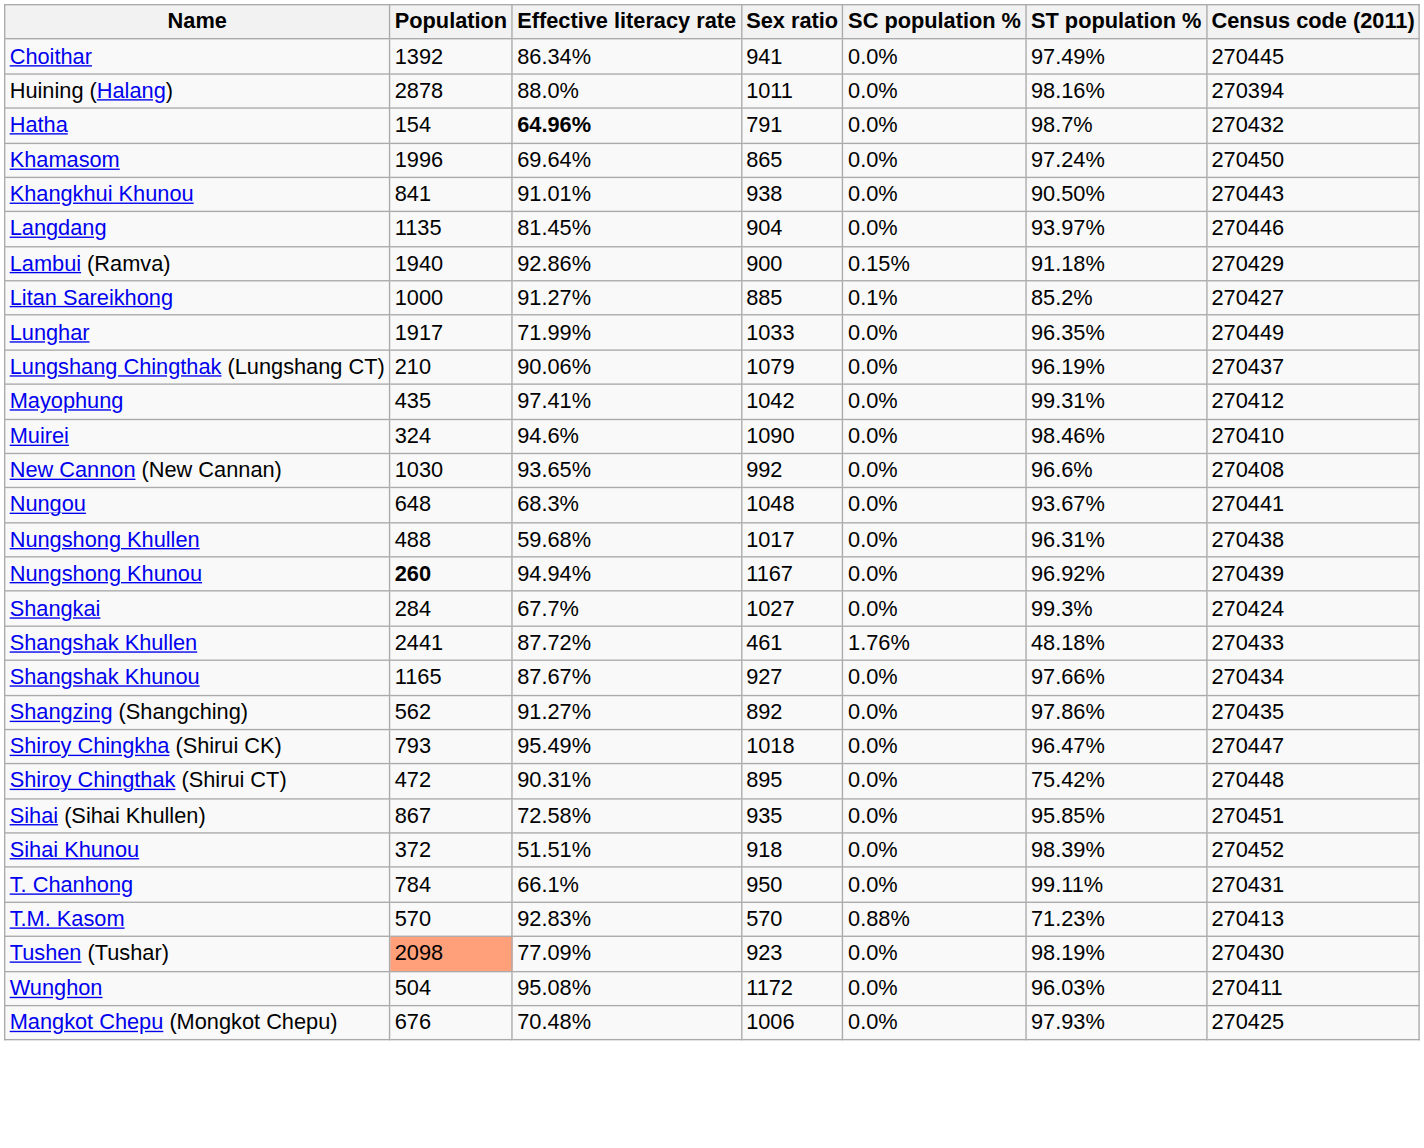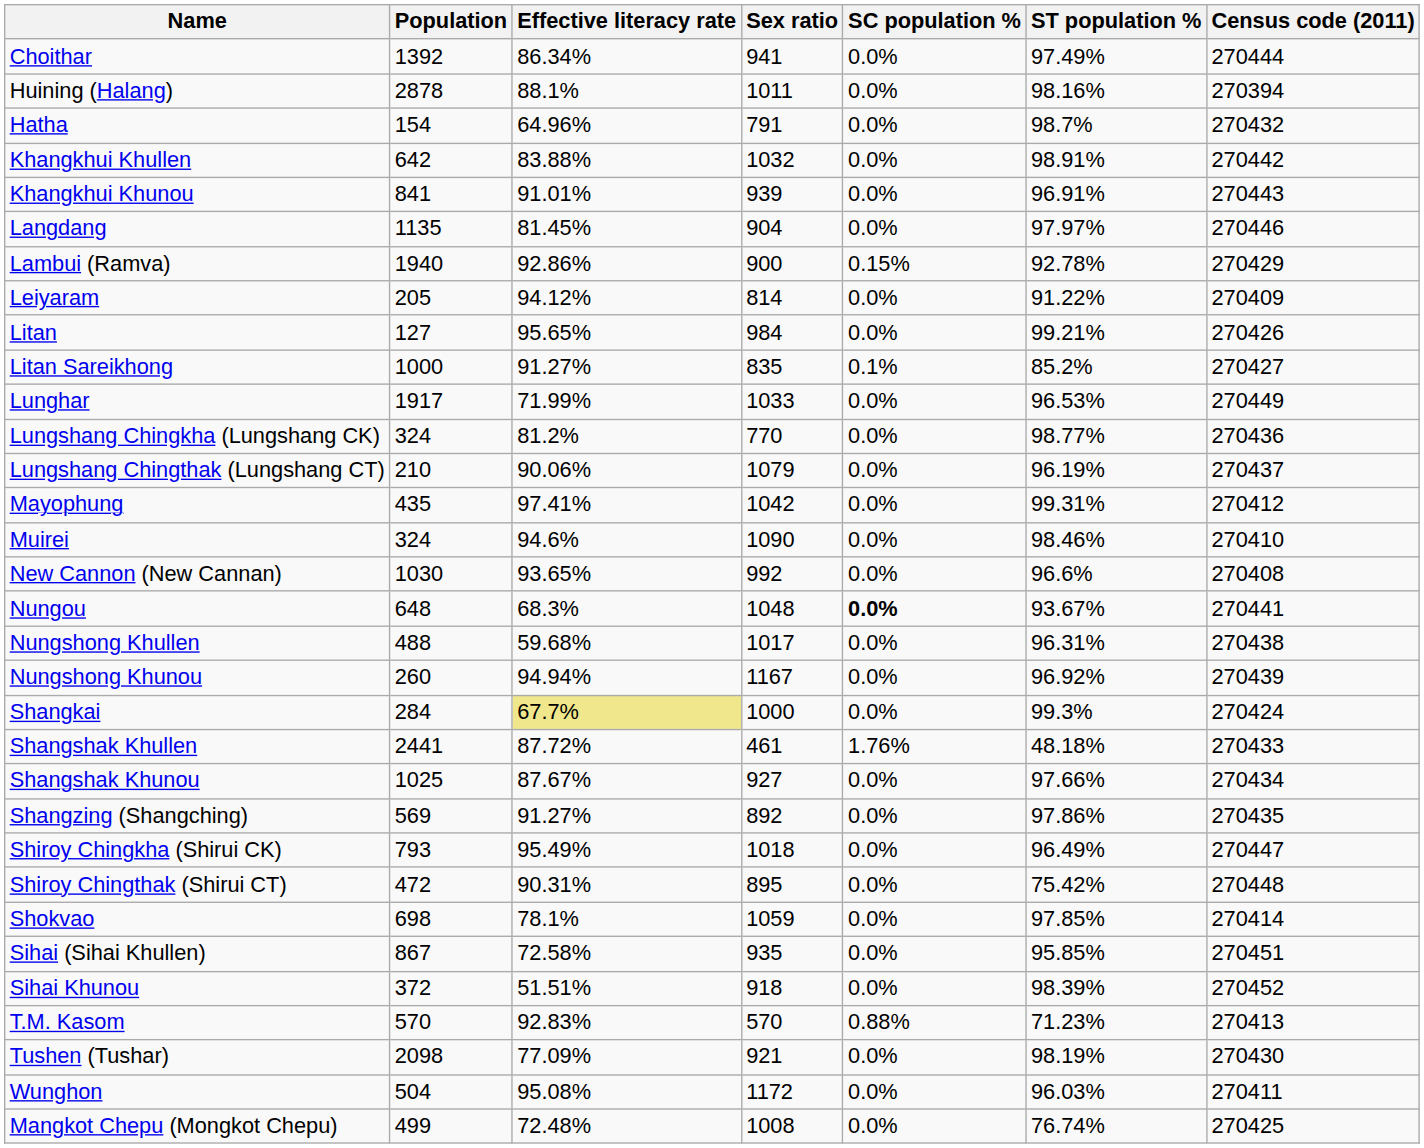(1248, 56) 270445 -> (1248, 56) 270444
(548, 90) 88.0% -> (548, 90) 88.1%
(554, 125) bold -> (554, 125) normal
- row: (65, 159)
+ row: (100, 159)
(764, 194) 938 -> (764, 194) 939
(1068, 194) 90.50% -> (1068, 194) 96.91%
(1068, 228) 93.97% -> (1068, 228) 97.97%
(1068, 263) 91.18% -> (1068, 263) 92.78%
+ row: (54, 297)
+ row: (33, 332)
(764, 297) 885 -> (764, 366) 835
(1068, 332) 96.35% -> (1068, 401) 96.53%
+ row: (195, 435)
(873, 504) normal -> (873, 608) bold
(413, 573) bold -> (413, 677) normal
(548, 608) no background -> (548, 711) khaki background
(770, 608) 1027 -> (770, 711) 1000
(418, 677) 1165 -> (419, 780) 1025
(413, 711) 562 -> (413, 815) 569
(1068, 746) 96.47% -> (1068, 849) 96.49%
+ row: (52, 919)
- row: (71, 884)
(419, 953) lightsalmon background -> (419, 1057) no background
(764, 953) 923 -> (764, 1057) 921
(413, 1022) 676 -> (413, 1126) 499
(554, 1022) 70.48% -> (554, 1126) 72.48%
(770, 1022) 1006 -> (770, 1126) 1008
(1068, 1022) 97.93% -> (1068, 1126) 76.74%
